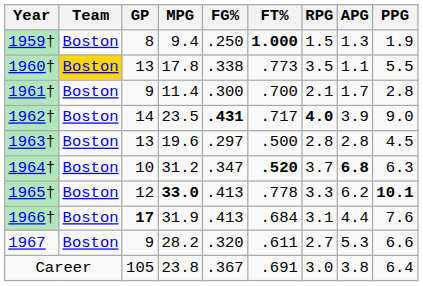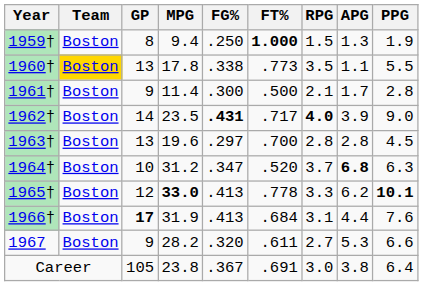(279, 93) .700 -> (279, 93) .500
(279, 143) .500 -> (279, 143) .700
(279, 168) bold -> (279, 168) normal
